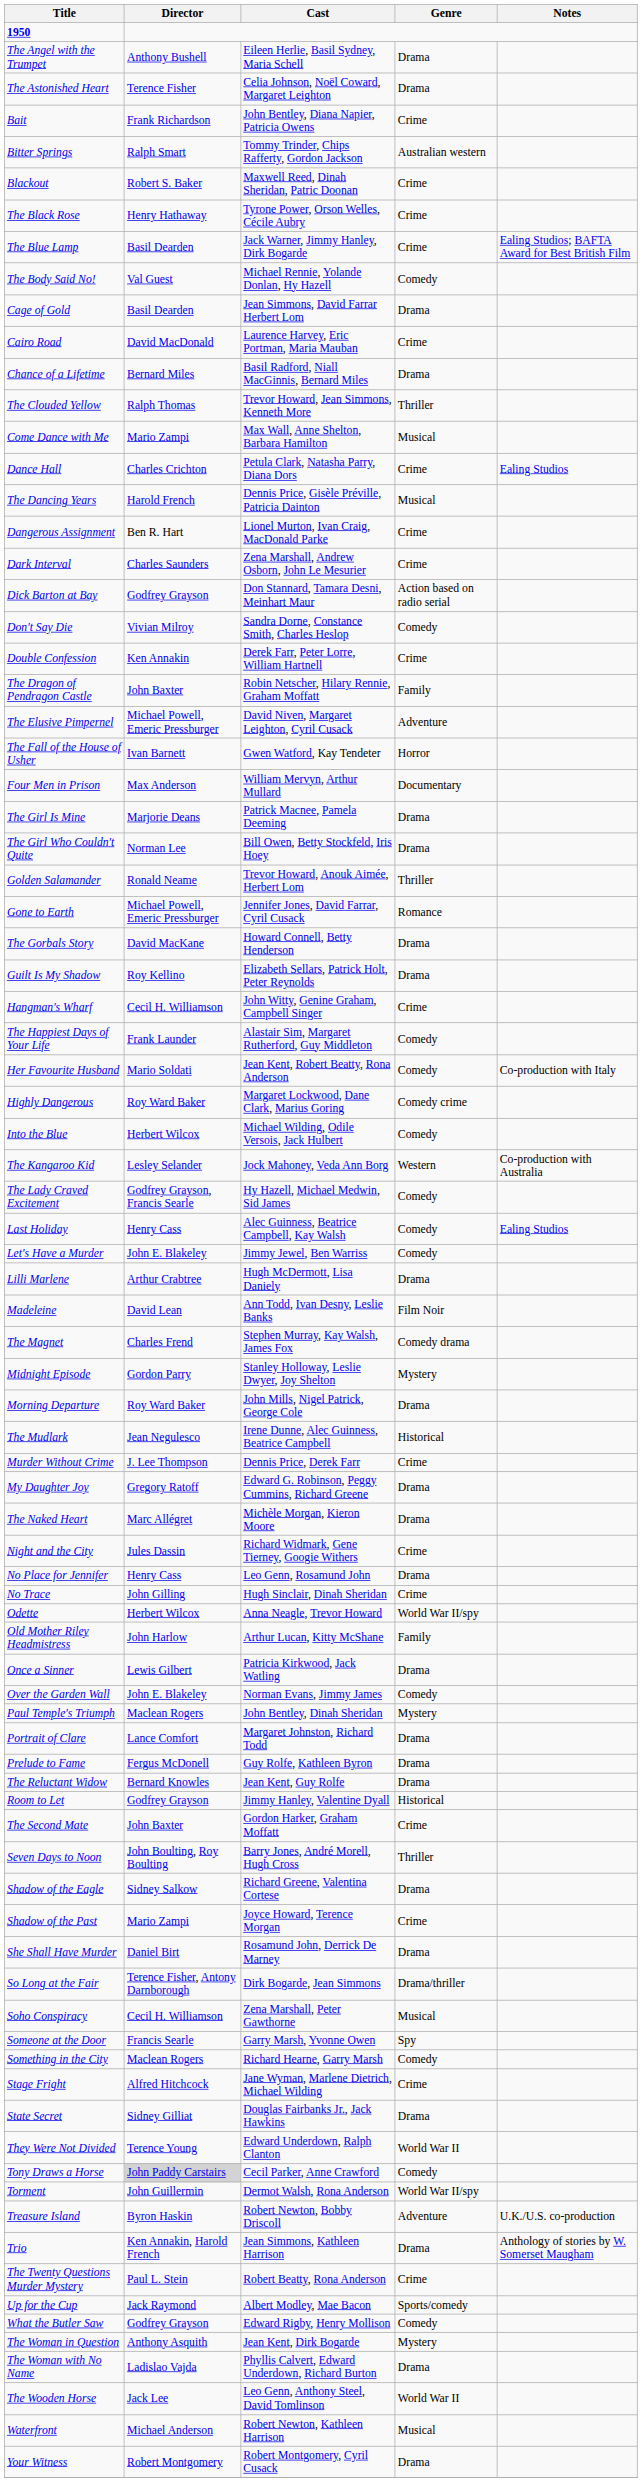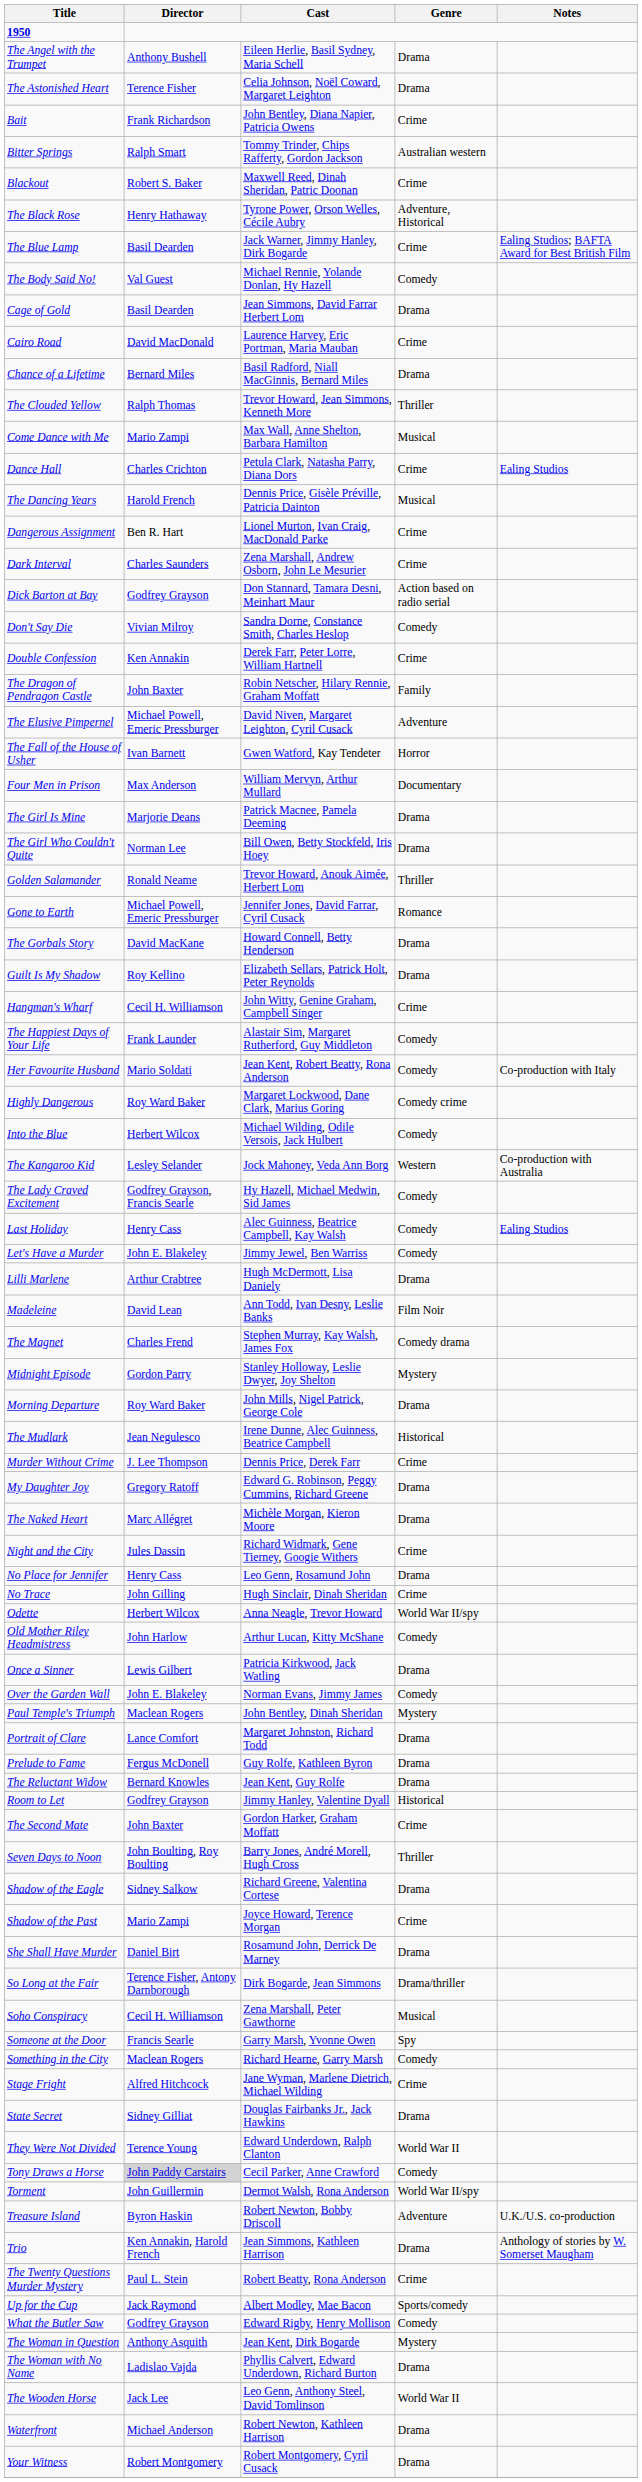(412, 215) Crime -> (424, 215) Adventure, Historical
(414, 1638) Family -> (418, 1638) Comedy
(417, 2430) Musical -> (414, 2430) Drama
